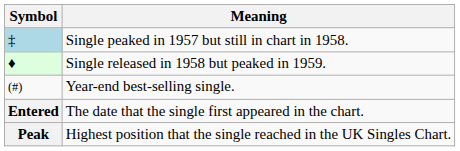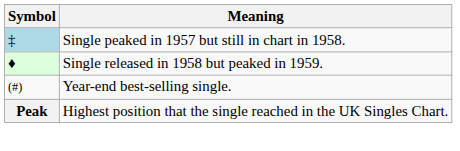- row: (215, 110)
